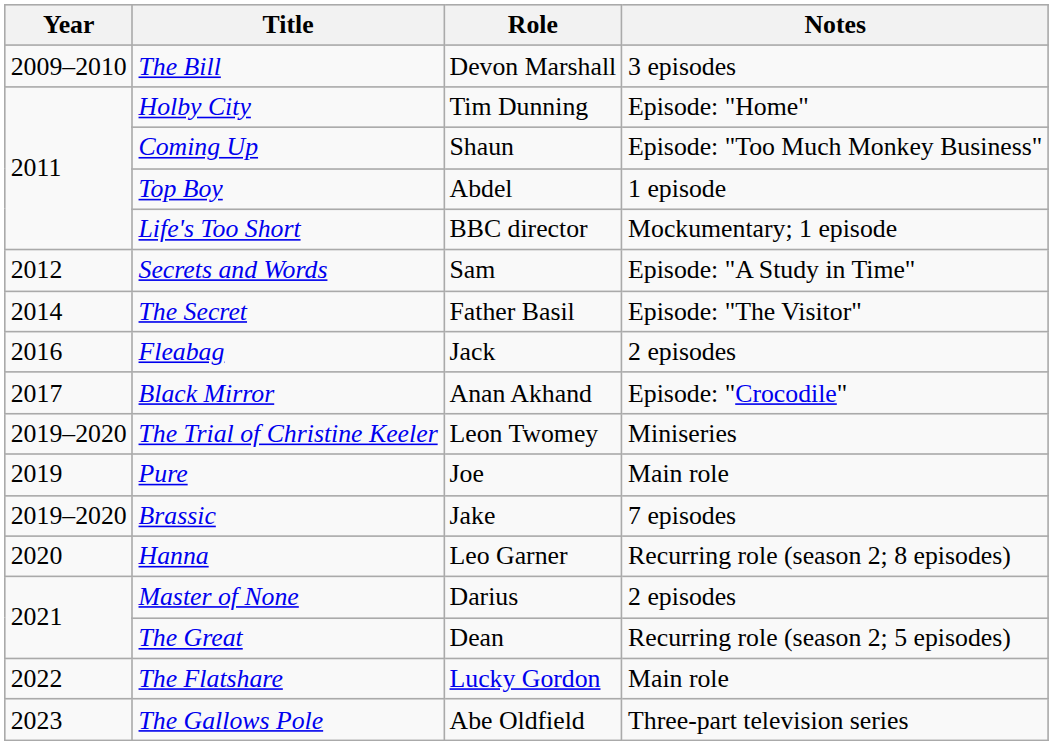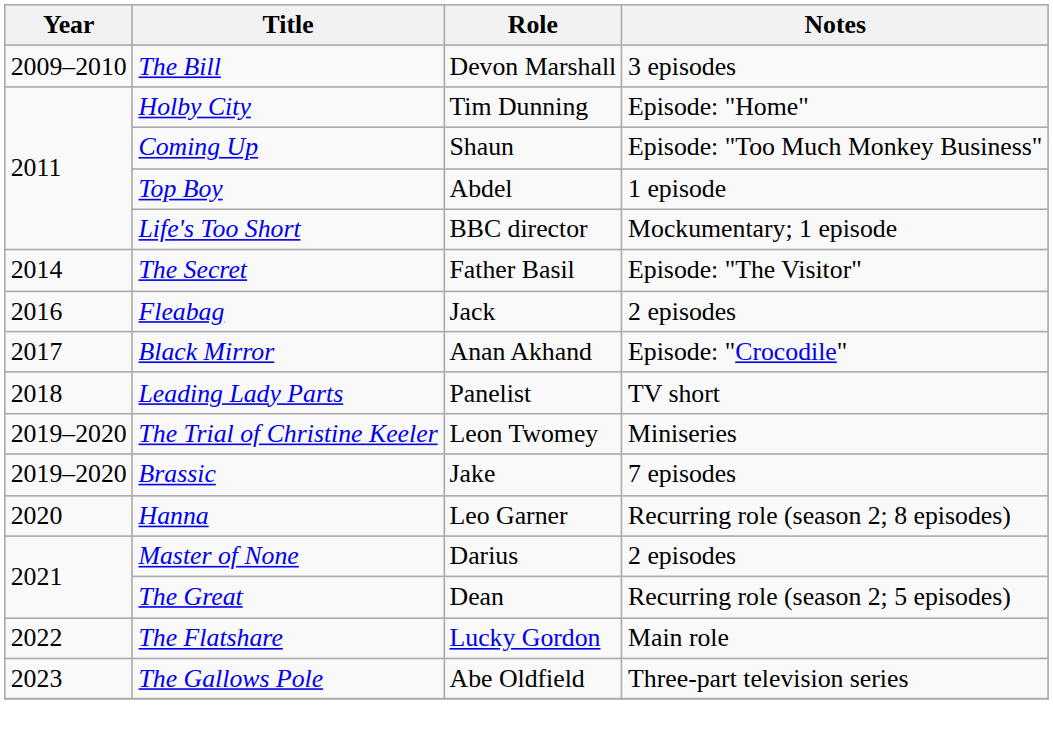- row: (233, 270)
+ row: (241, 392)
- row: (163, 474)
